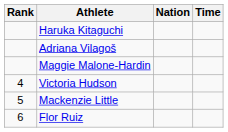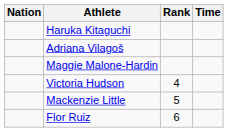columns swapped: (20, 13) <-> (173, 13)
